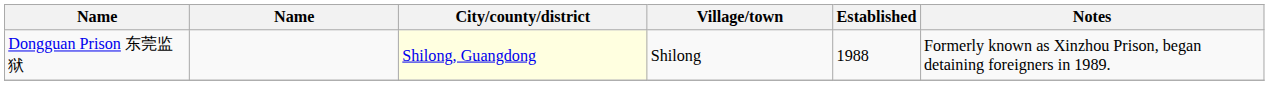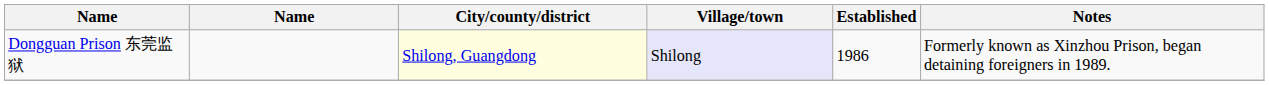(676, 55) no background -> (676, 55) lavender background
(853, 55) 1988 -> (853, 55) 1986
